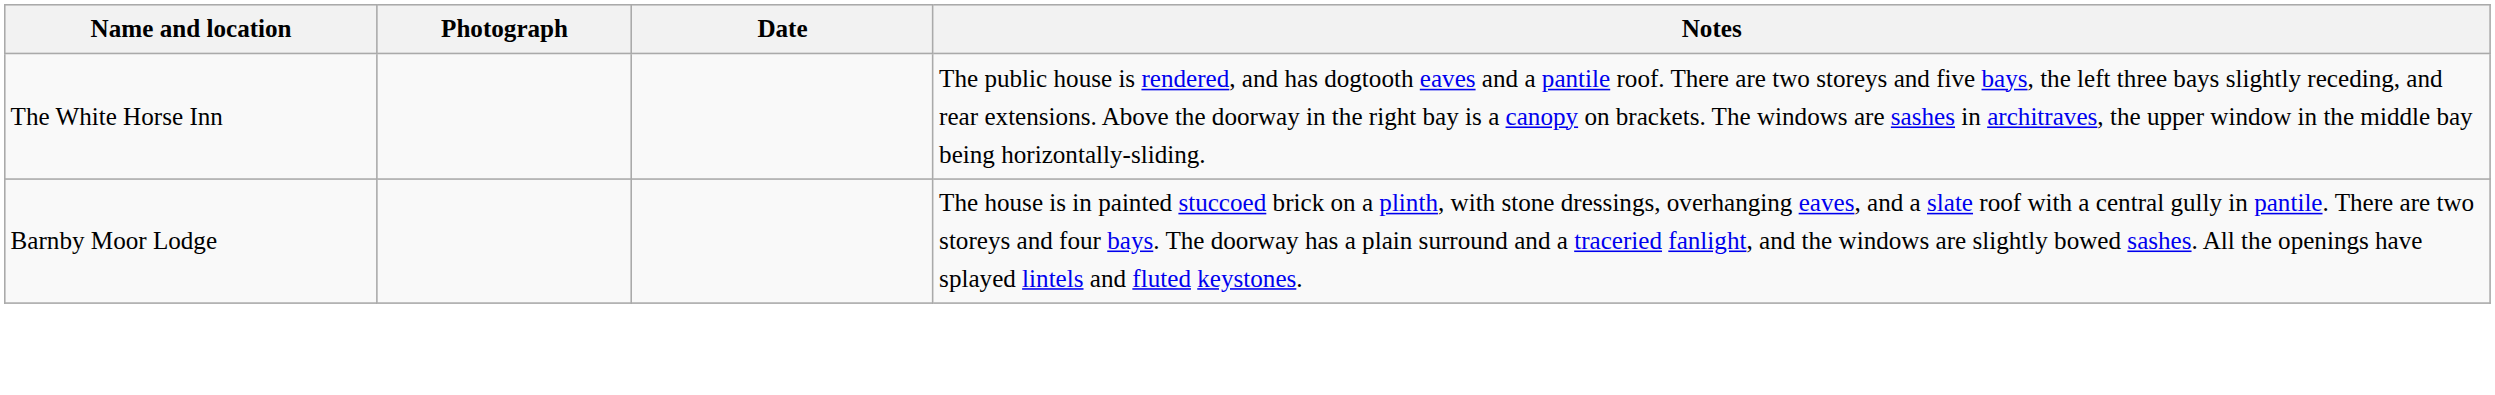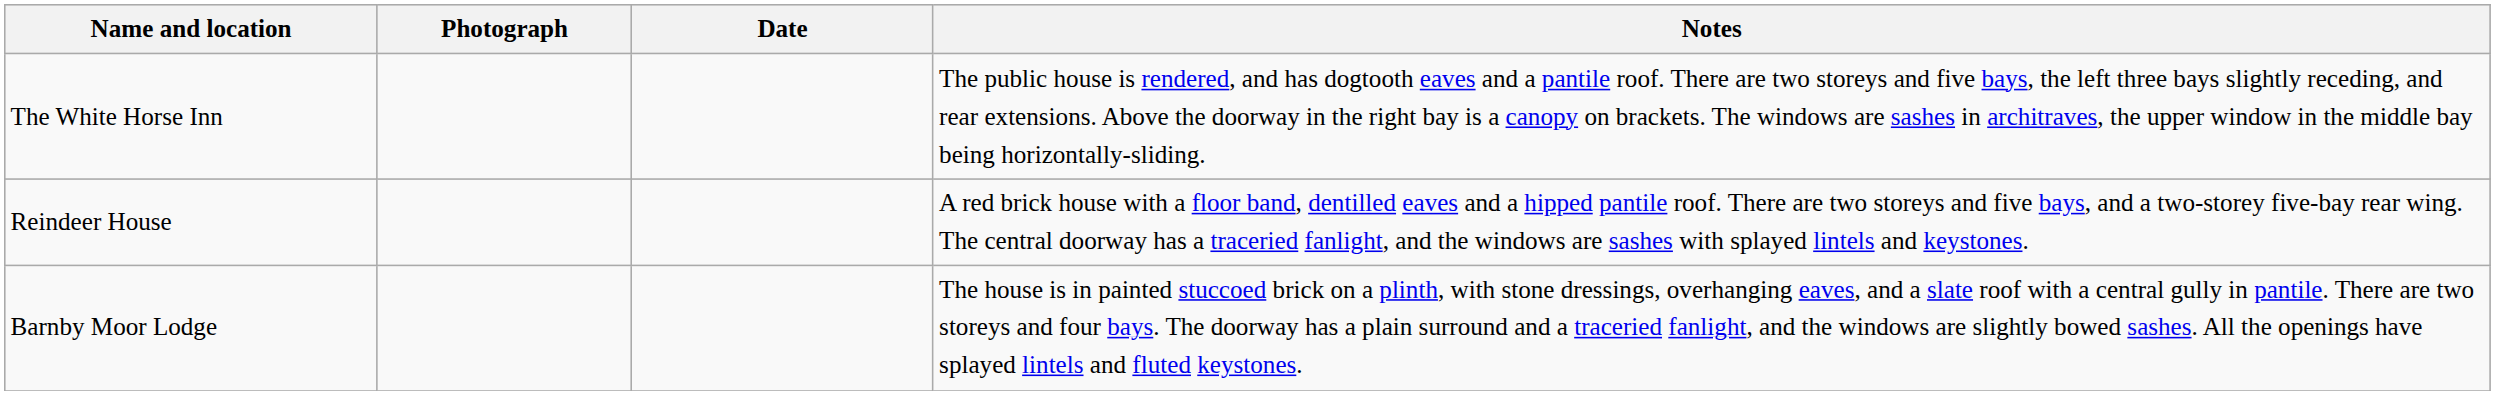+ row: (91, 221)
